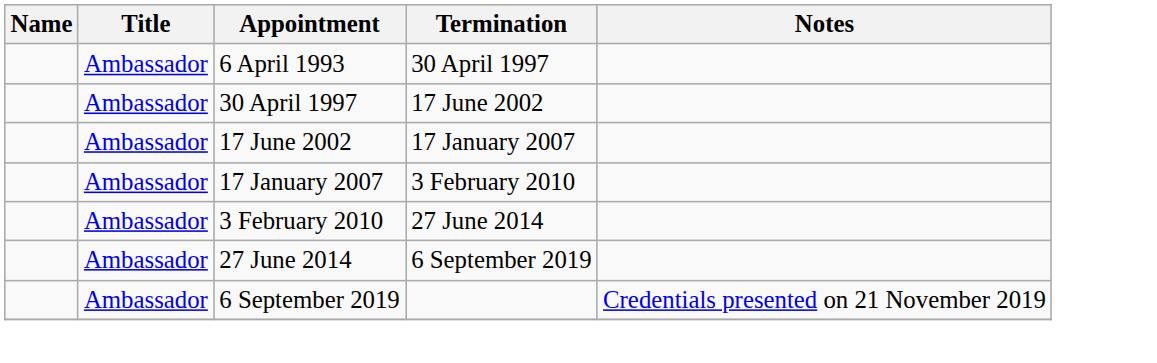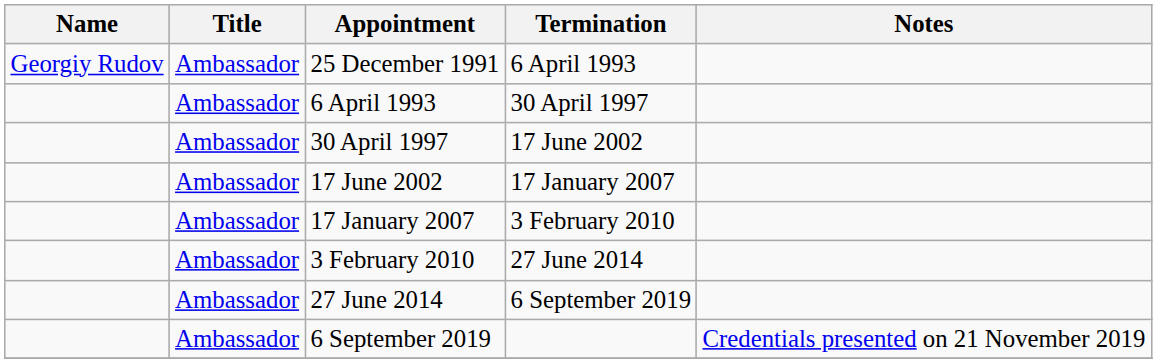+ row: (405, 63)
